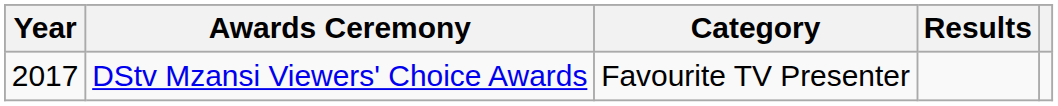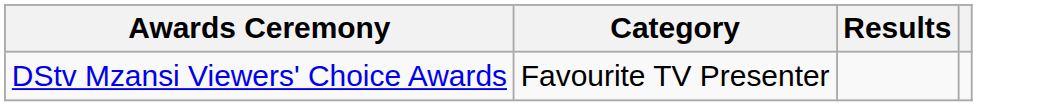- column: (45, 28)
